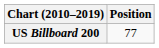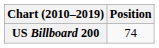(131, 33) 77 -> (131, 33) 74
